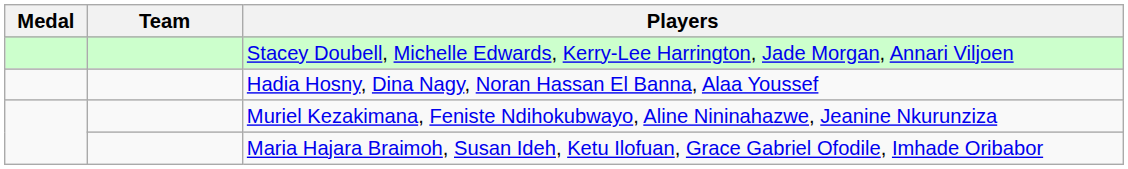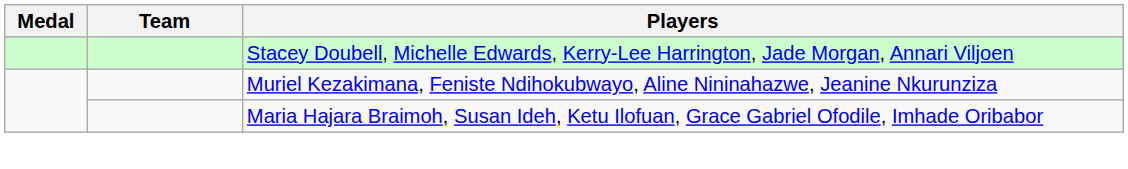- row: (533, 85)
